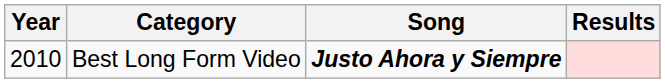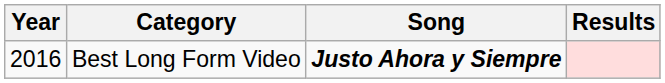(36, 59) 2010 -> (36, 59) 2016
